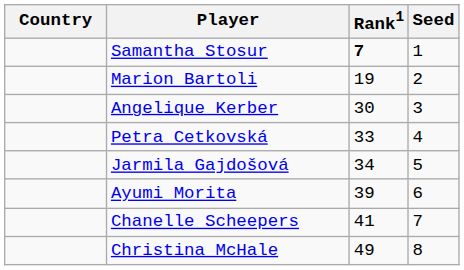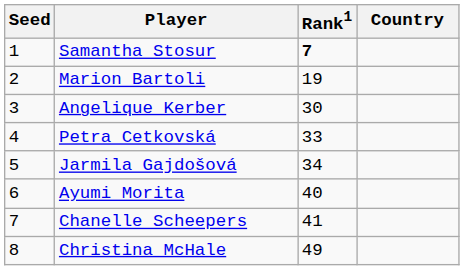columns swapped: (56, 21) <-> (433, 21)
(364, 194) 39 -> (312, 194) 40
